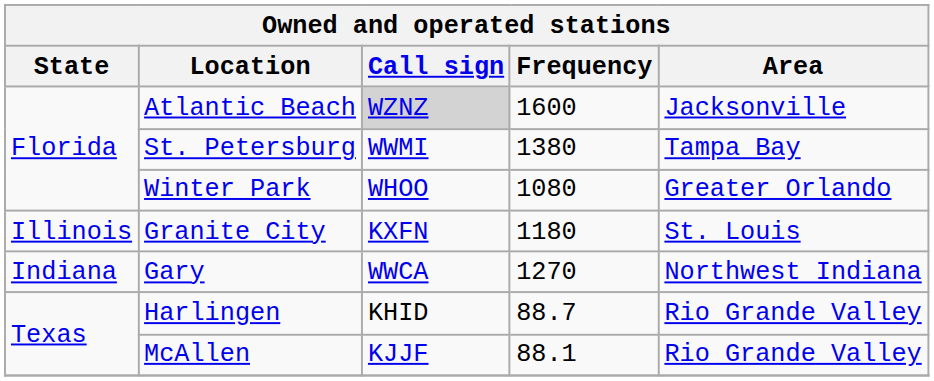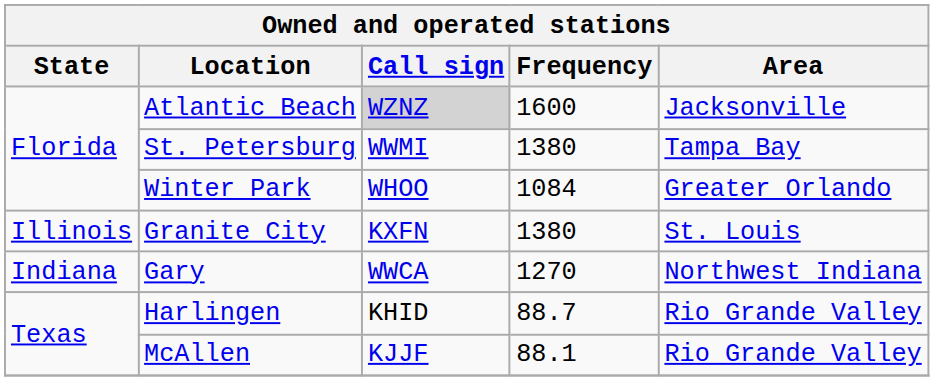(546, 190) 1080 -> (546, 190) 1084
(546, 231) 1180 -> (546, 231) 1380
